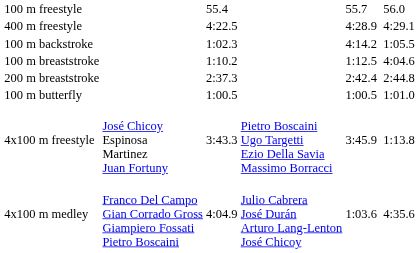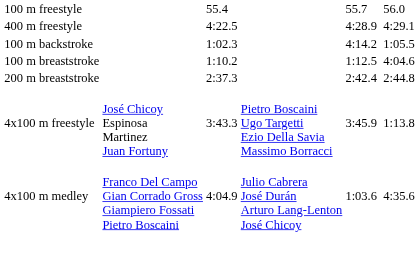- row: (43, 95)
